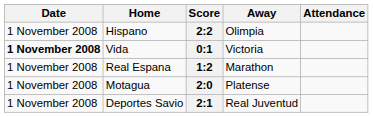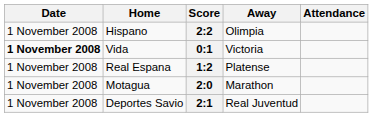(249, 67) Marathon -> (247, 67) Platense
(247, 85) Platense -> (249, 85) Marathon
